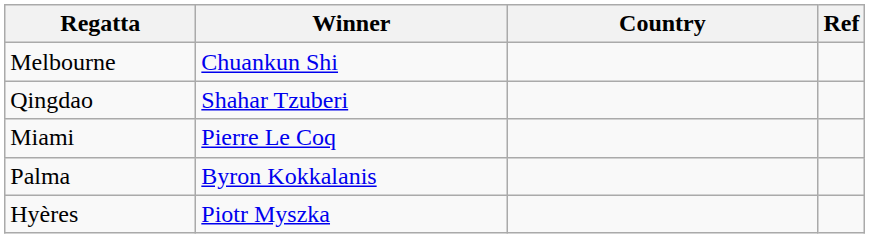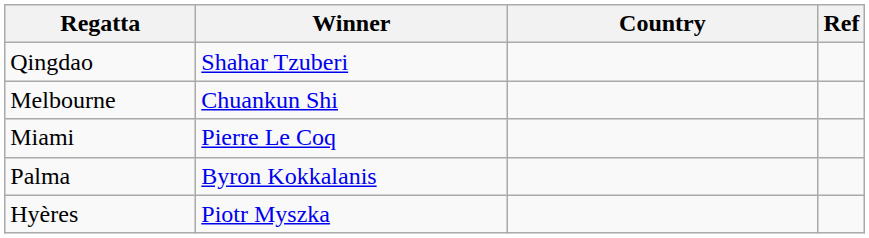rows swapped: (52, 99) <-> (63, 61)
